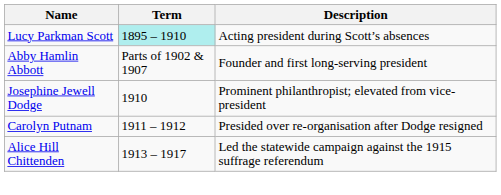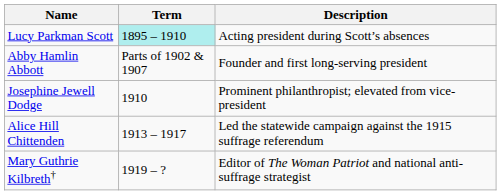- row: (50, 126)
+ row: (43, 170)
